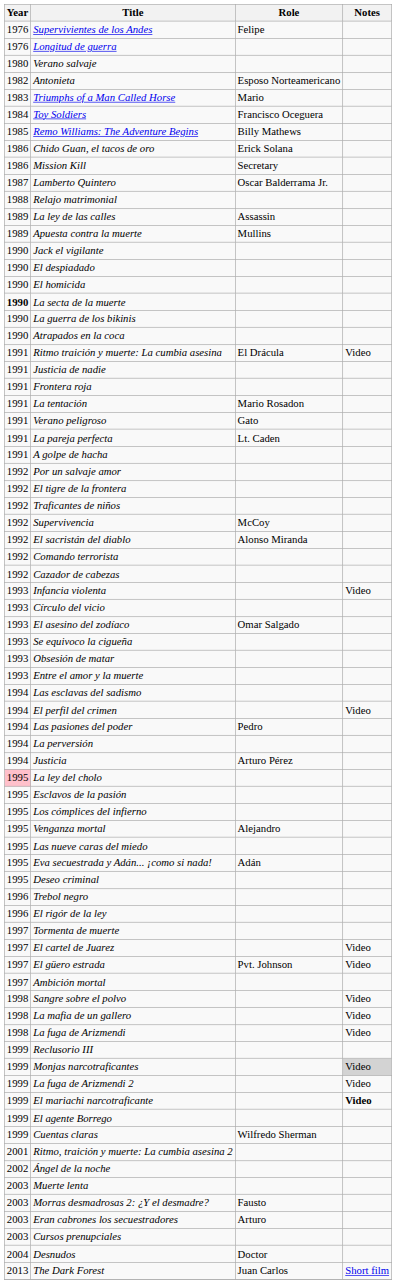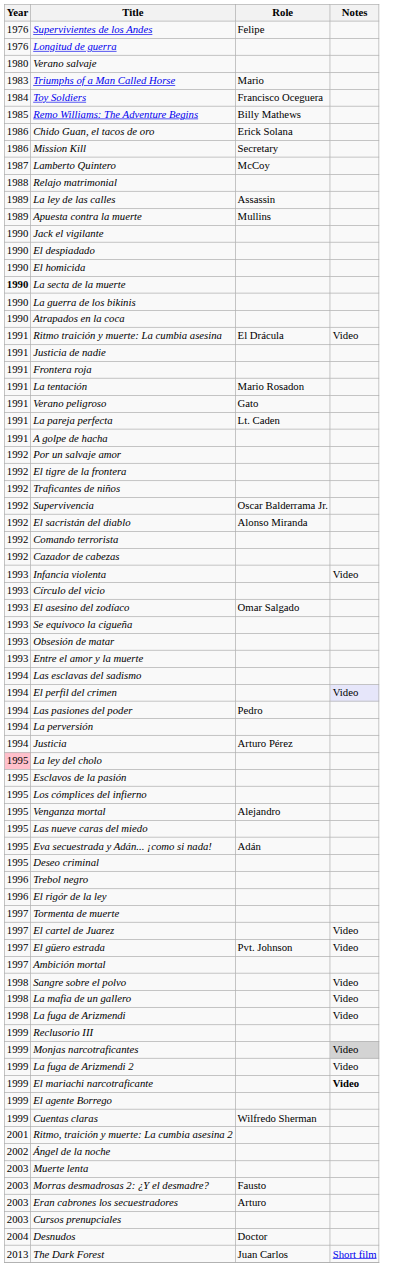- row: (54, 81)
(283, 183) Oscar Balderrama Jr. -> (254, 166) McCoy
(254, 523) McCoy -> (283, 506) Oscar Balderrama Jr.
(358, 710) no background -> (346, 693) lavender background
